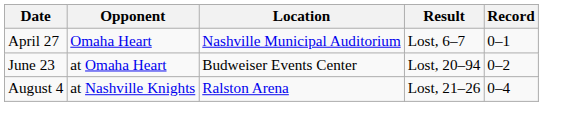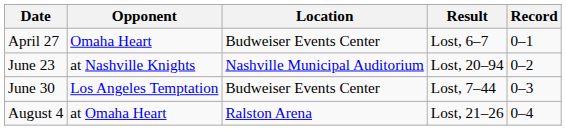(301, 40) Nashville Municipal Auditorium -> (303, 40) Budweiser Events Center
(118, 64) at Omaha Heart -> (133, 64) at Nashville Knights
(280, 64) Budweiser Events Center -> (325, 64) Nashville Municipal Auditorium
+ row: (31, 88)
(133, 88) at Nashville Knights -> (118, 112) at Omaha Heart
